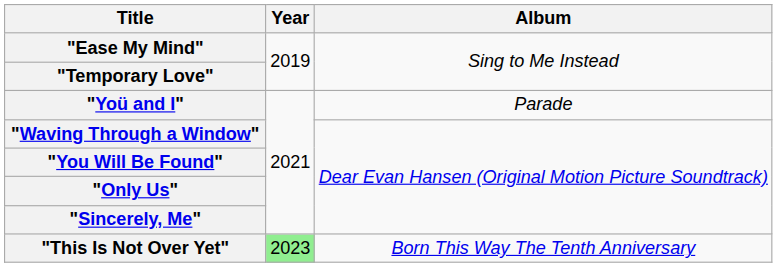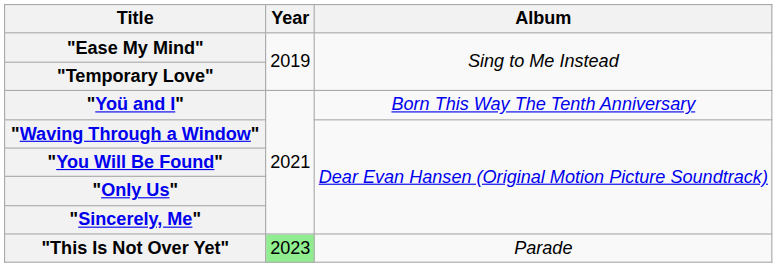(543, 104) Parade -> (543, 104) Born This Way The Tenth Anniversary
(543, 248) Born This Way The Tenth Anniversary -> (543, 248) Parade
